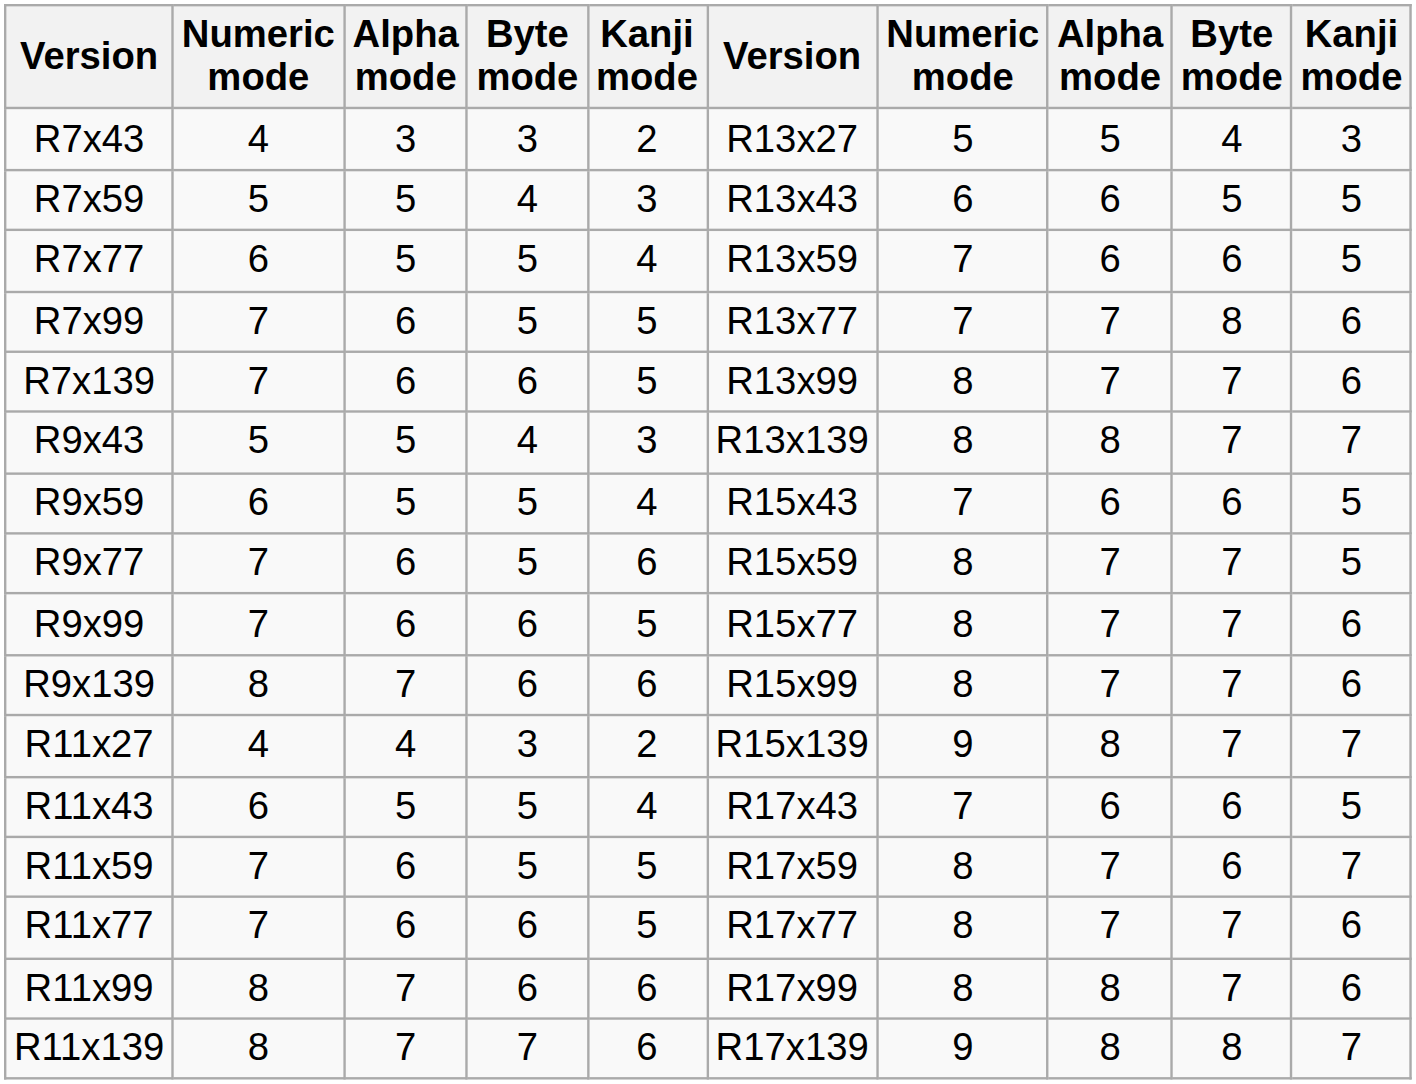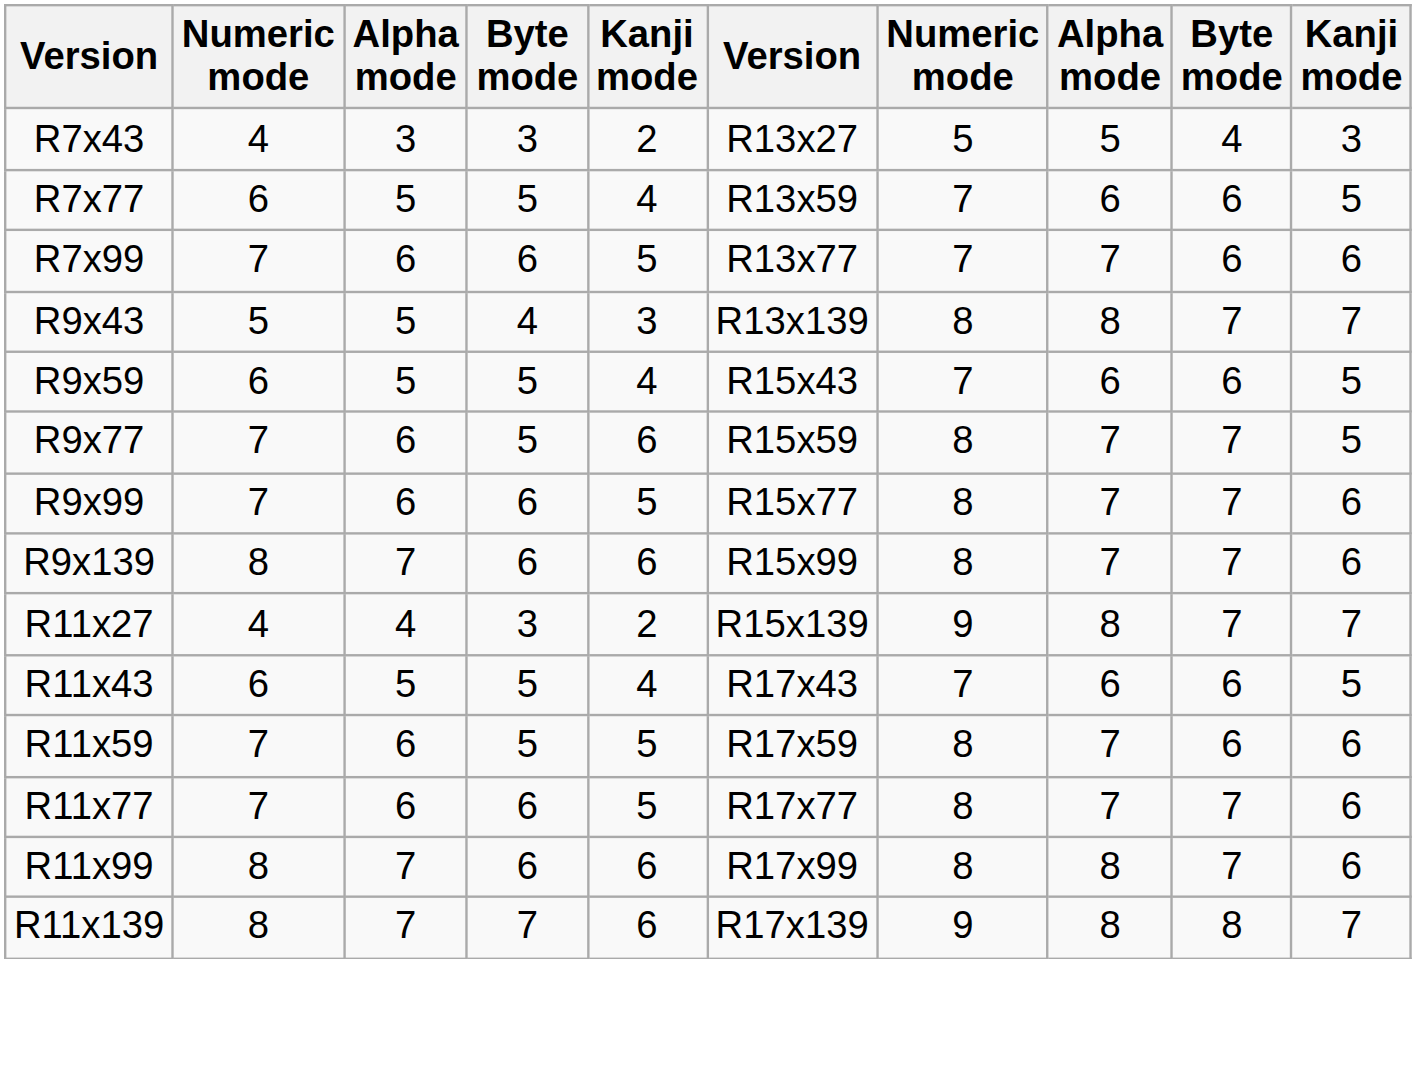- row: (89, 199)
(527, 320) 5 -> (527, 259) 6
(1232, 320) 8 -> (1232, 259) 6
- row: (89, 381)
(1351, 866) 7 -> (1351, 744) 6
